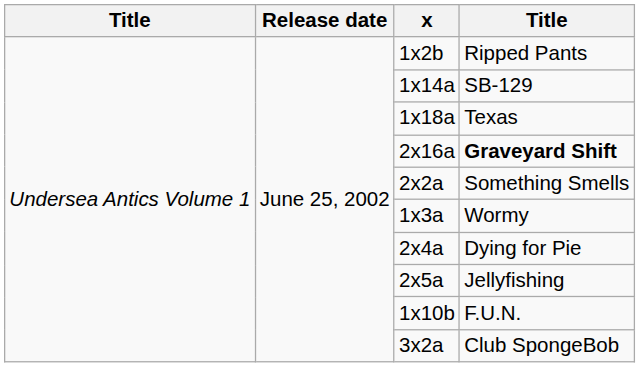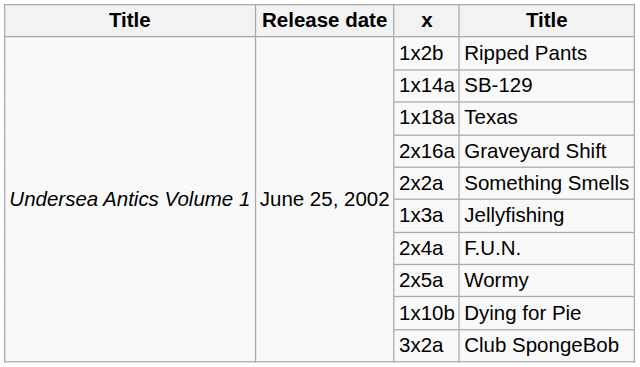(541, 150) bold -> (535, 150) normal
(496, 215) Wormy -> (514, 215) Jellyfishing
(523, 248) Dying for Pie -> (493, 248) F.U.N.
(514, 280) Jellyfishing -> (496, 280) Wormy
(493, 313) F.U.N. -> (523, 313) Dying for Pie
